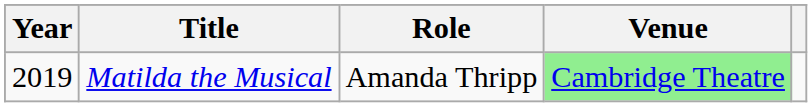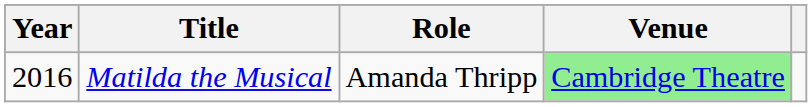(42, 76) 2019 -> (42, 76) 2016
